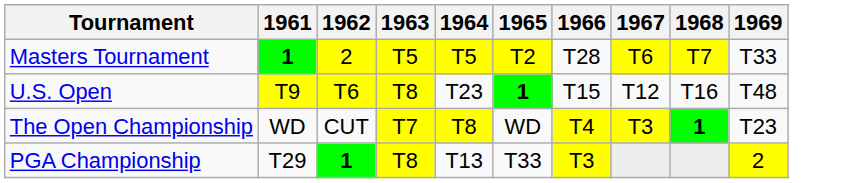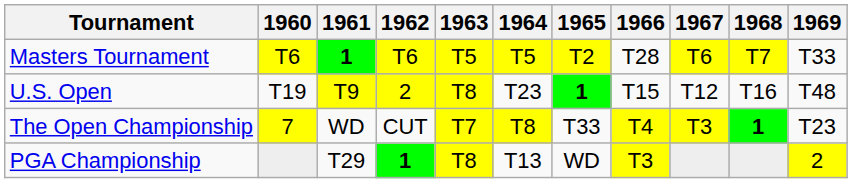+ column: (287, 22)
(346, 57) 2 -> (405, 57) T6
(346, 92) T6 -> (405, 92) 2
(523, 126) WD -> (582, 126) T33
(523, 161) T33 -> (582, 161) WD
